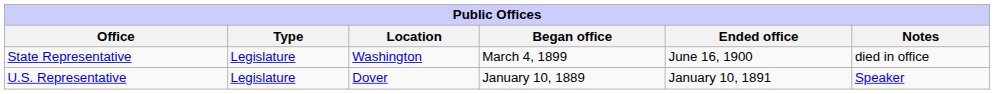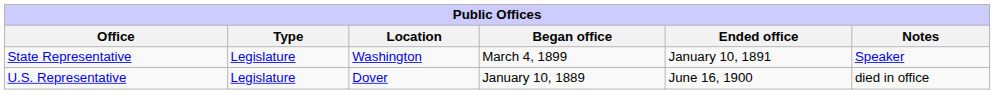(711, 57) June 16, 1900 -> (720, 57) January 10, 1891
(892, 57) died in office -> (880, 57) Speaker
(720, 78) January 10, 1891 -> (711, 78) June 16, 1900
(880, 78) Speaker -> (892, 78) died in office
